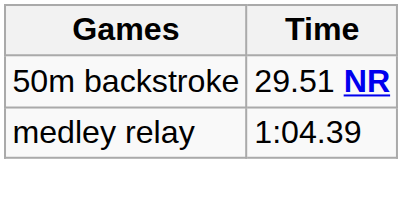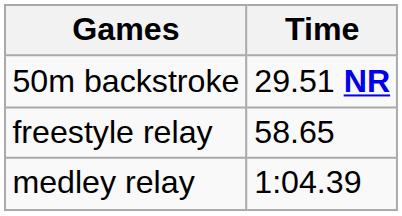+ row: (113, 132)
